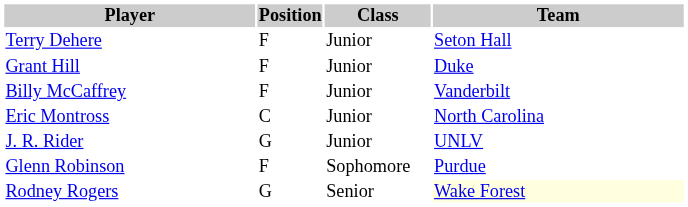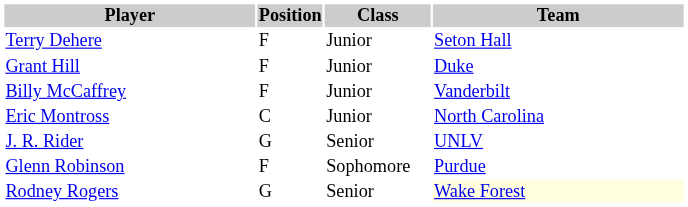(349, 141) Junior -> (350, 141) Senior
